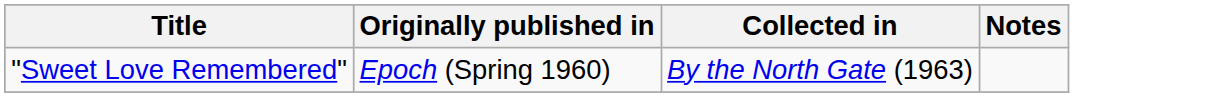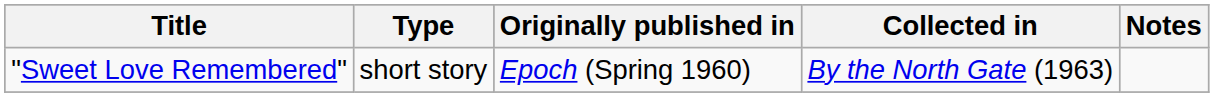+ column: (423, 26)
